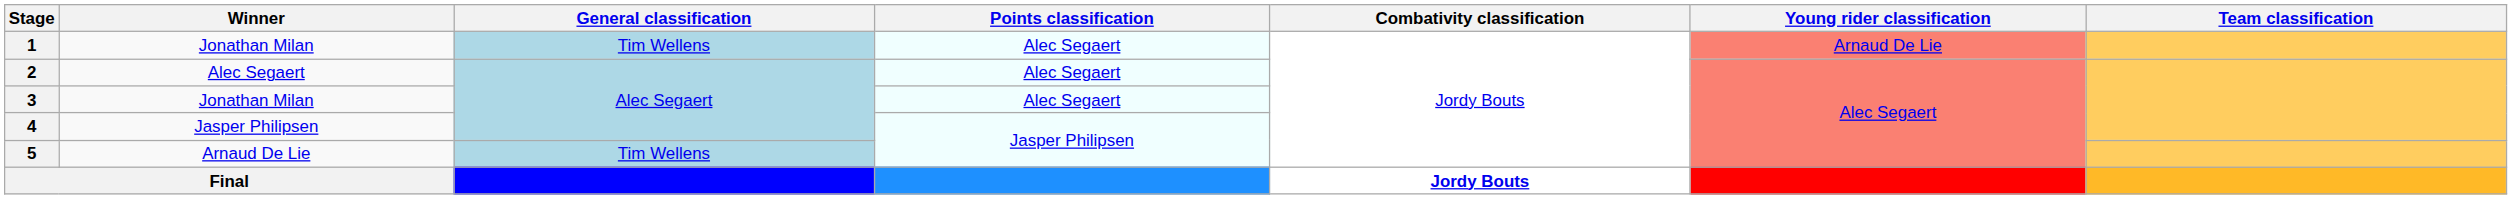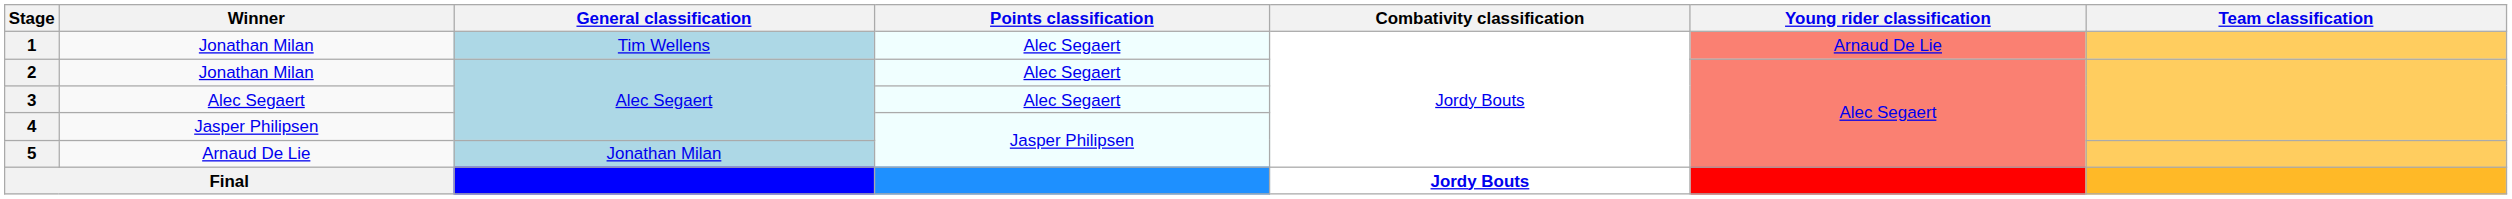(256, 73) Alec Segaert -> (256, 73) Jonathan Milan
(256, 100) Jonathan Milan -> (256, 100) Alec Segaert
(664, 154) Tim Wellens -> (664, 154) Jonathan Milan
